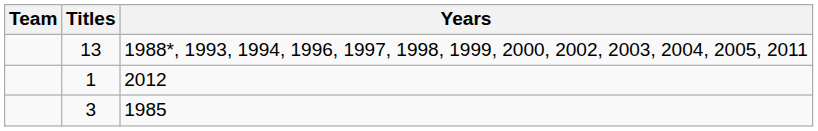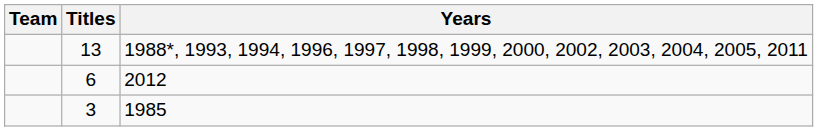(91, 79) 1 -> (91, 79) 6
